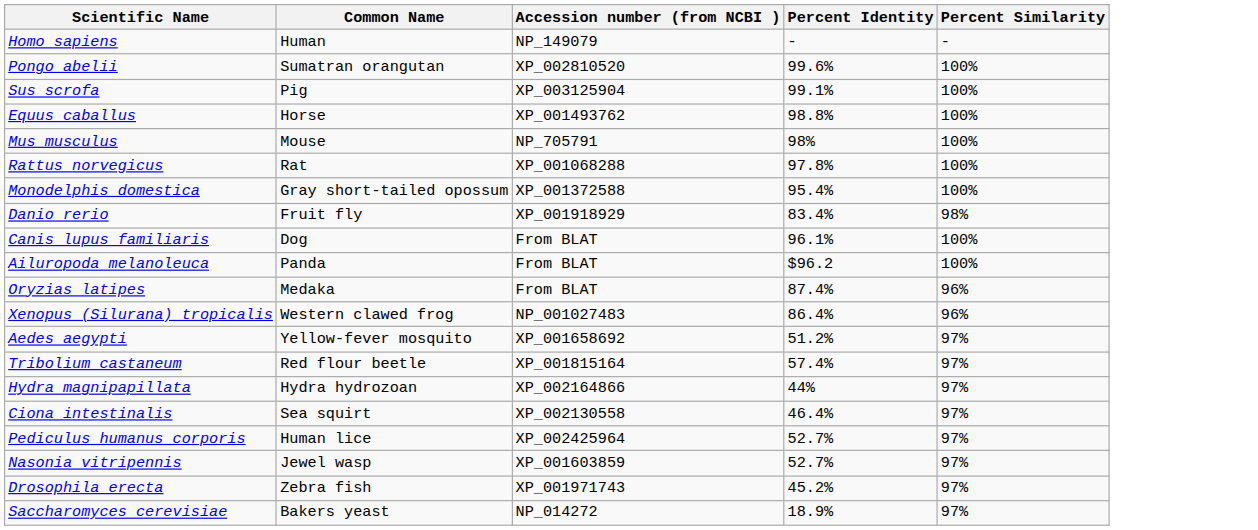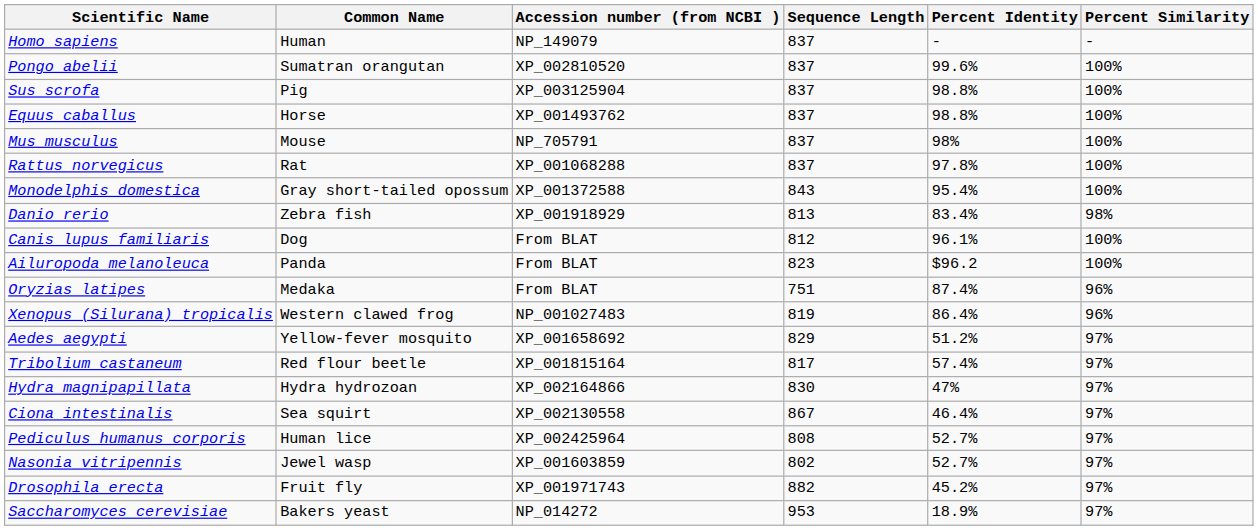+ column: (856, 17)
(810, 91) 99.1% -> (955, 91) 98.8%
(321, 215) Fruit fly -> (326, 215) Zebra fish
(801, 389) 44% -> (945, 389) 47%
(326, 488) Zebra fish -> (321, 488) Fruit fly
